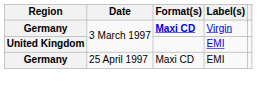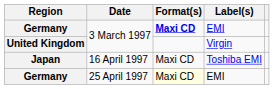(219, 28) Virgin -> (215, 28) EMI
(215, 44) EMI -> (219, 44) Virgin
+ row: (46, 60)
(175, 60) no background -> (175, 76) lightyellow background
